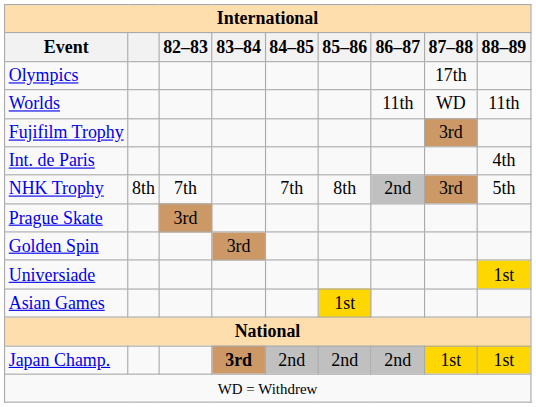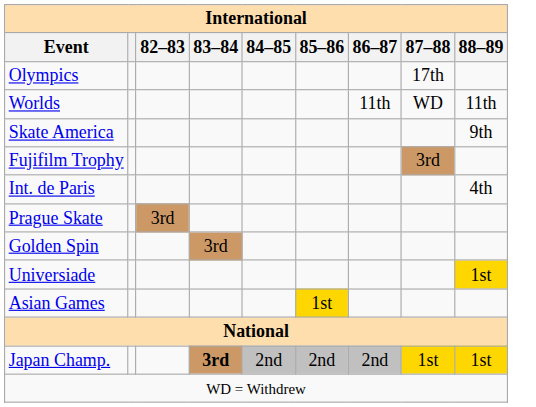+ row: (61, 132)
- row: (56, 189)
